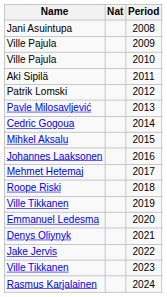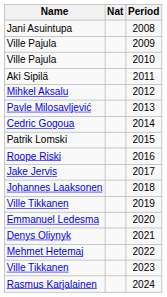(37, 92) Patrik Lomski -> (37, 92) Mihkel Aksalu
(37, 140) Mihkel Aksalu -> (37, 140) Patrik Lomski
(55, 156) Johannes Laaksonen -> (34, 156) Roope Riski
(45, 172) Mehmet Hetemaj -> (32, 172) Jake Jervis
(34, 188) Roope Riski -> (55, 188) Johannes Laaksonen
(32, 252) Jake Jervis -> (45, 252) Mehmet Hetemaj
